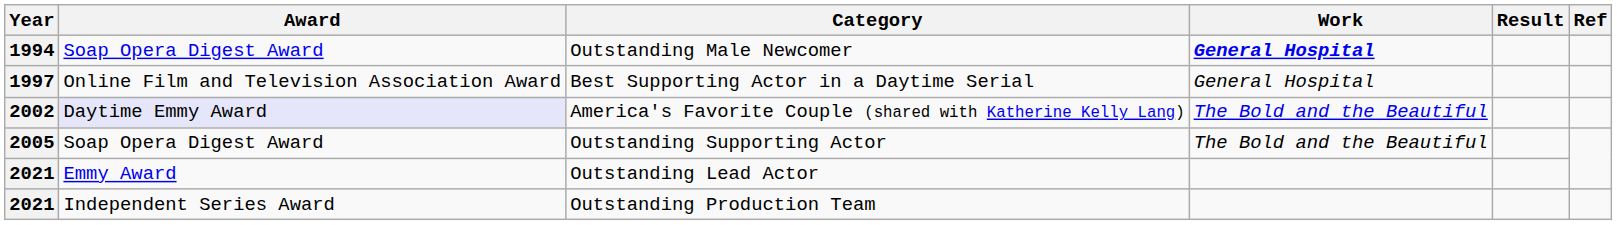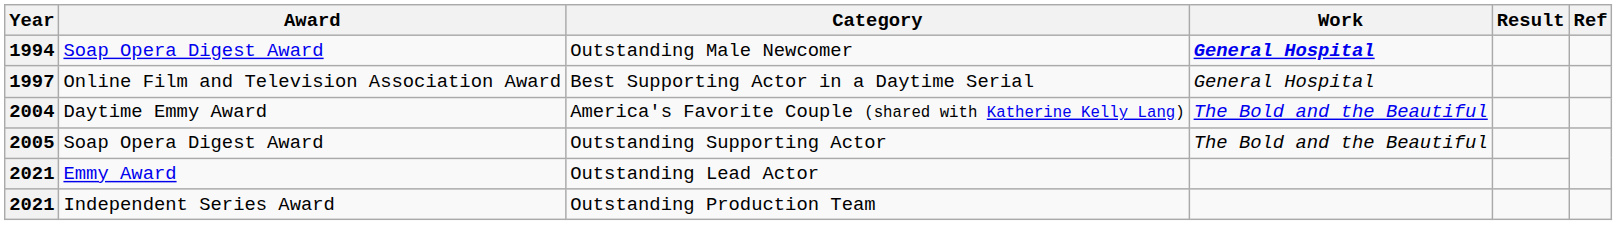(32, 112) 2002 -> (32, 112) 2004
(165, 112) lavender background -> (165, 112) no background
